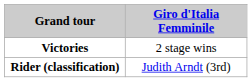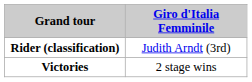rows swapped: (65, 67) <-> (65, 47)
